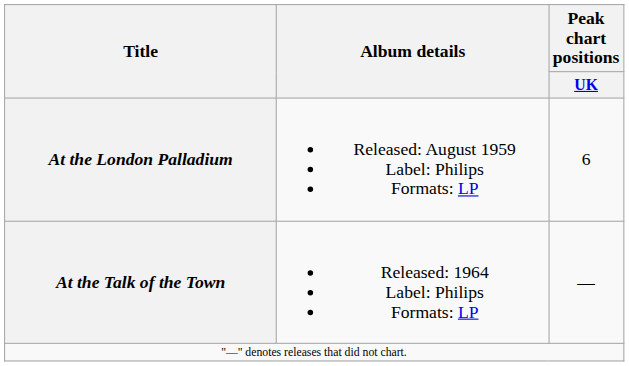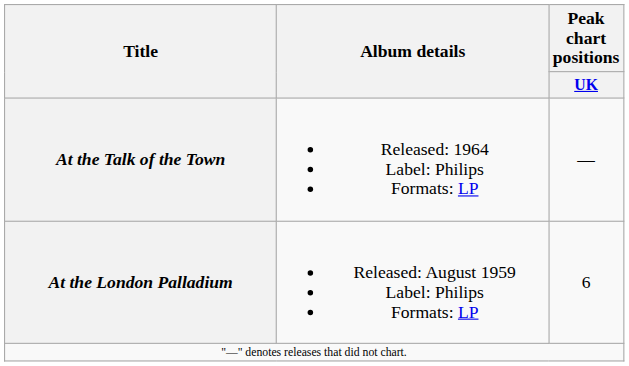rows swapped: (141, 159) <-> (141, 281)
